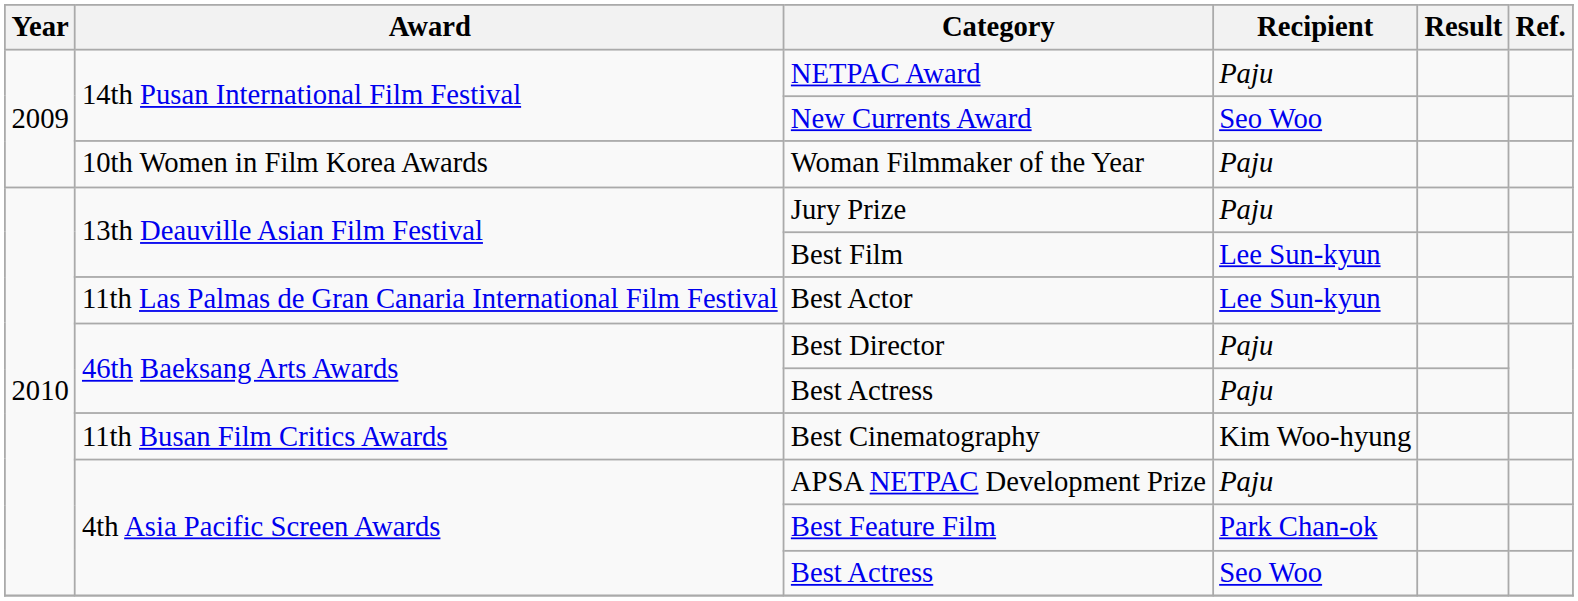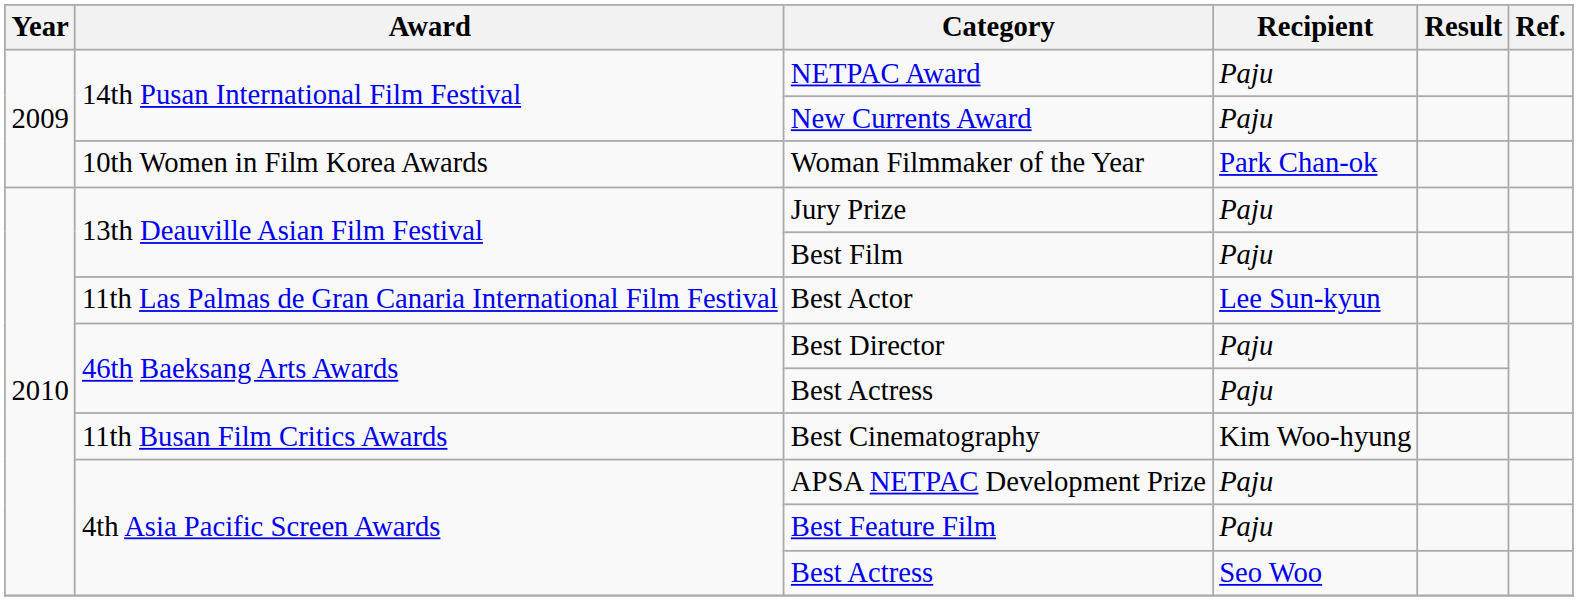(1271, 118) Seo Woo -> (1246, 118) Paju
(1246, 163) Paju -> (1298, 163) Park Chan-ok
(1300, 254) Lee Sun-kyun -> (1246, 254) Paju
(1298, 526) Park Chan-ok -> (1246, 526) Paju
